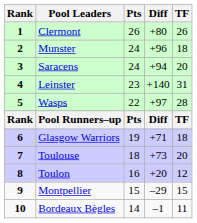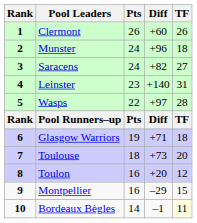(158, 31) +80 -> (158, 31) +60
(158, 66) +94 -> (158, 66) +82
(182, 66) 20 -> (182, 66) 27
(134, 191) 15 -> (134, 191) 16
(182, 208) no background -> (182, 208) lightyellow background
